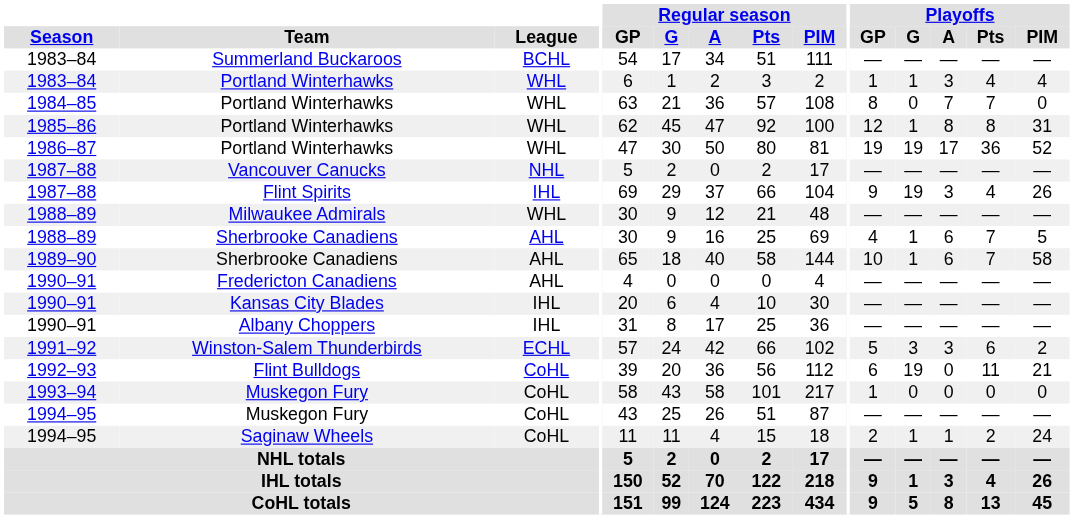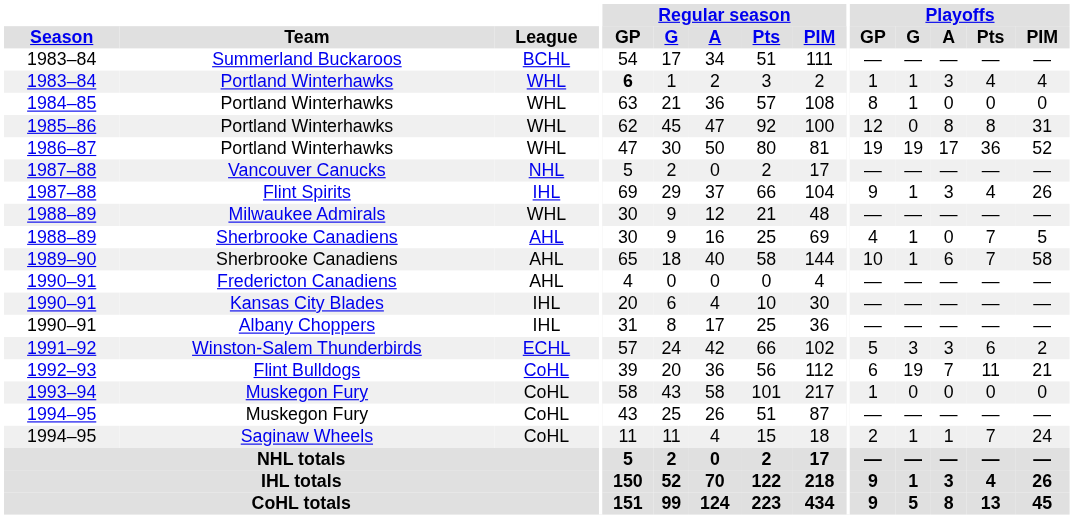(628, 81) normal -> (628, 81) bold
(913, 103) 0 -> (913, 103) 1
(949, 103) 7 -> (949, 103) 0
(991, 103) 7 -> (991, 103) 0
(913, 126) 1 -> (913, 126) 0
(913, 192) 19 -> (913, 192) 1
(949, 237) 6 -> (949, 237) 0
(949, 370) 0 -> (949, 370) 7
(991, 436) 2 -> (991, 436) 7
